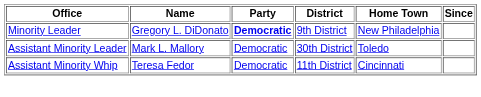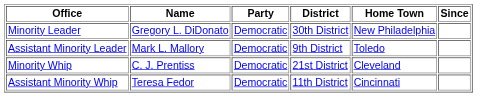(263, 31) bold -> (261, 31) normal
(322, 31) 9th District -> (320, 31) 30th District
(325, 48) 30th District -> (318, 48) 9th District
+ row: (40, 65)
